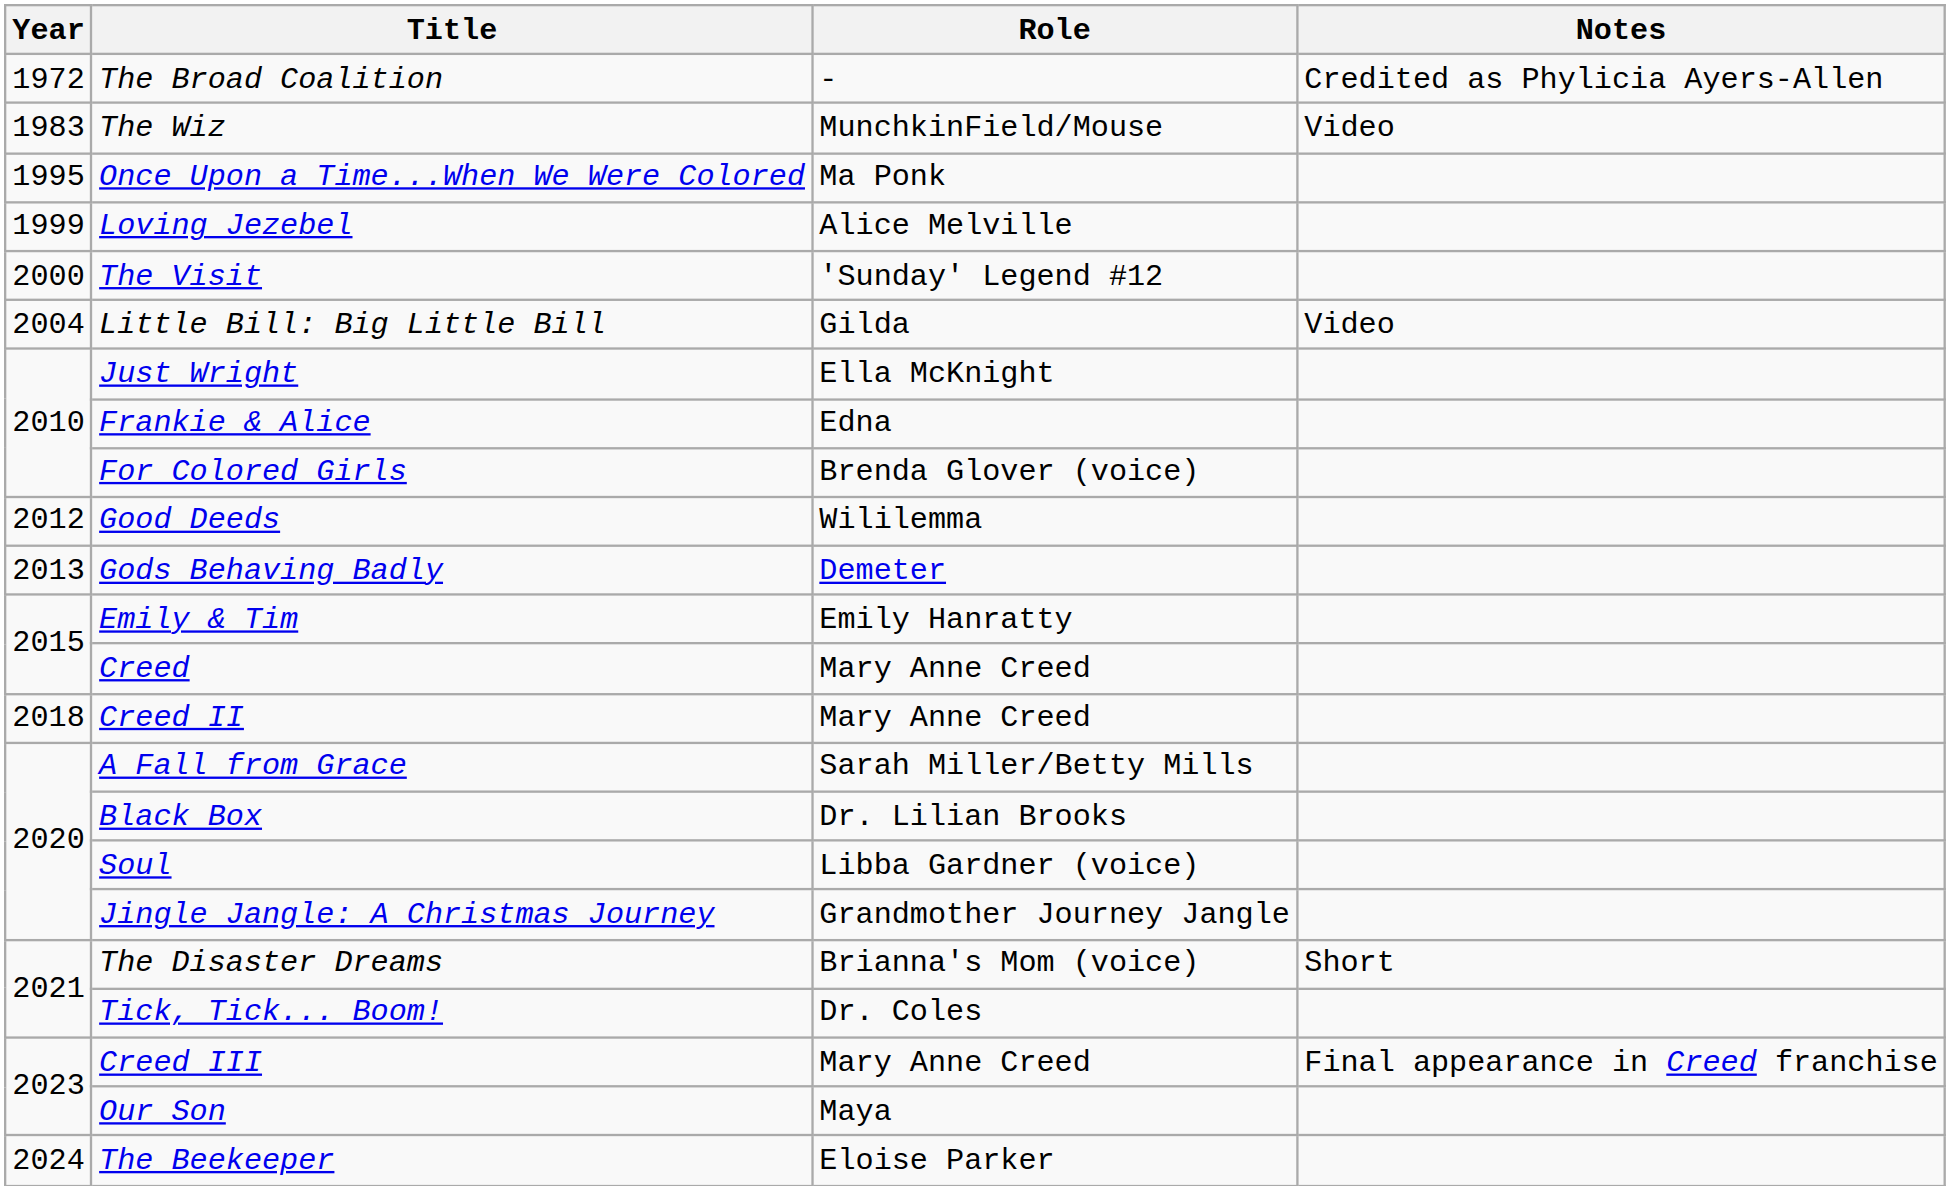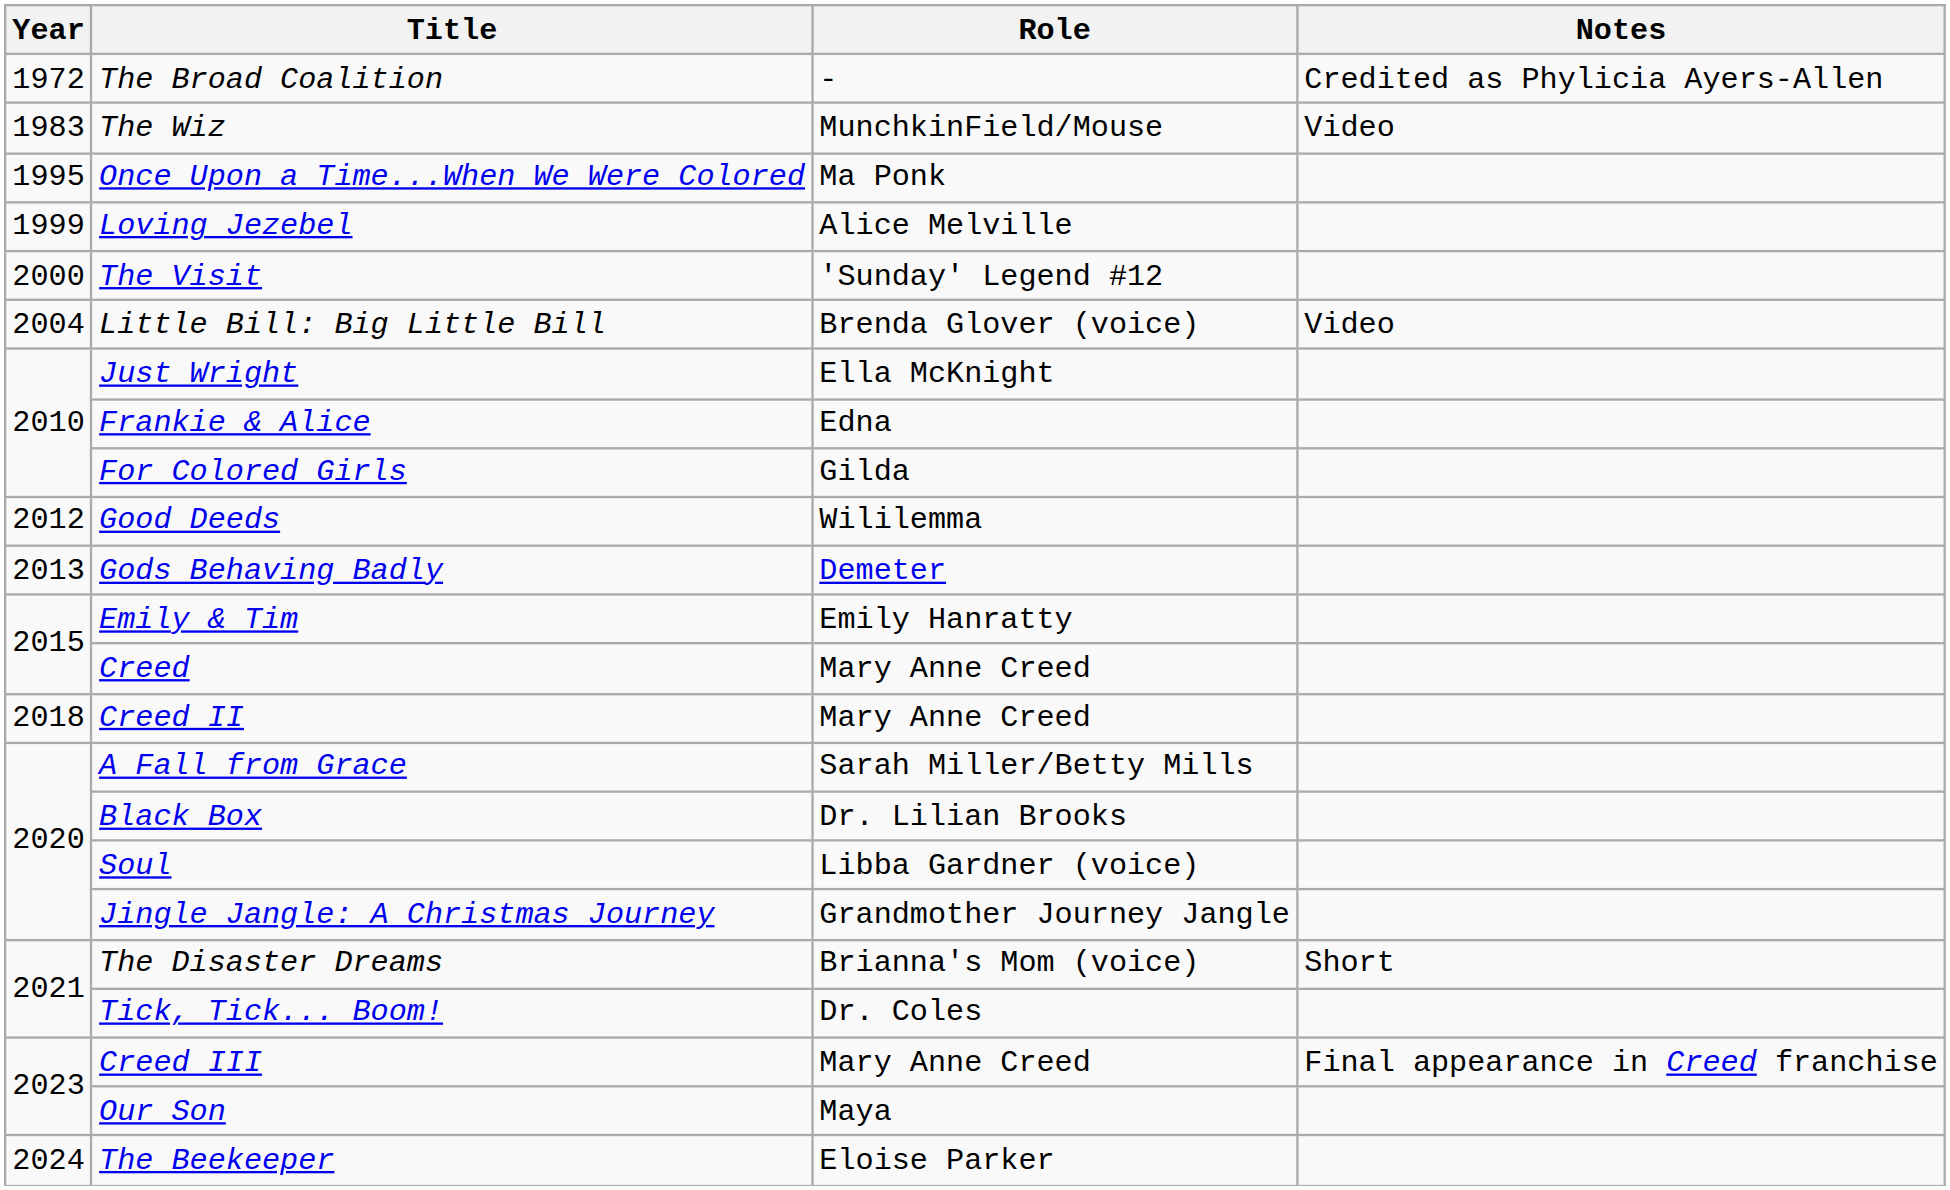(865, 325) Gilda -> (1009, 325) Brenda Glover (voice)
(1009, 472) Brenda Glover (voice) -> (865, 472) Gilda
